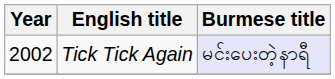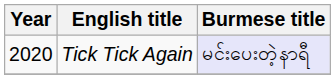(31, 54) 2002 -> (31, 54) 2020
